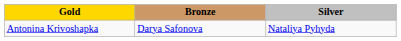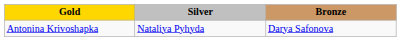columns swapped: (331, 12) <-> (200, 12)
